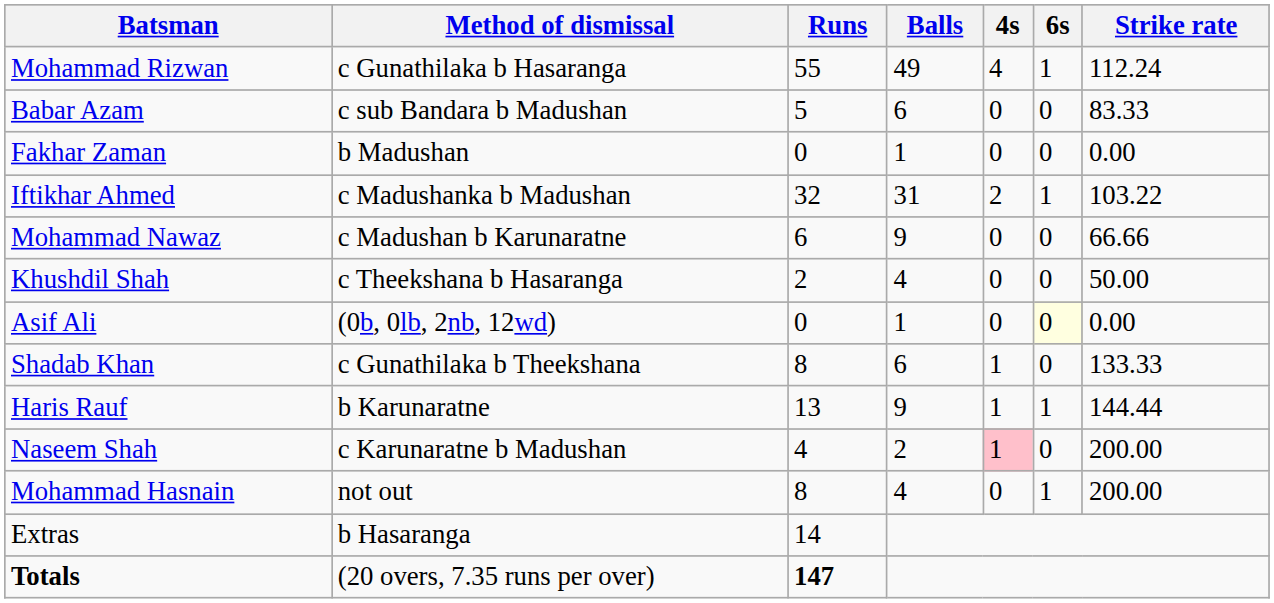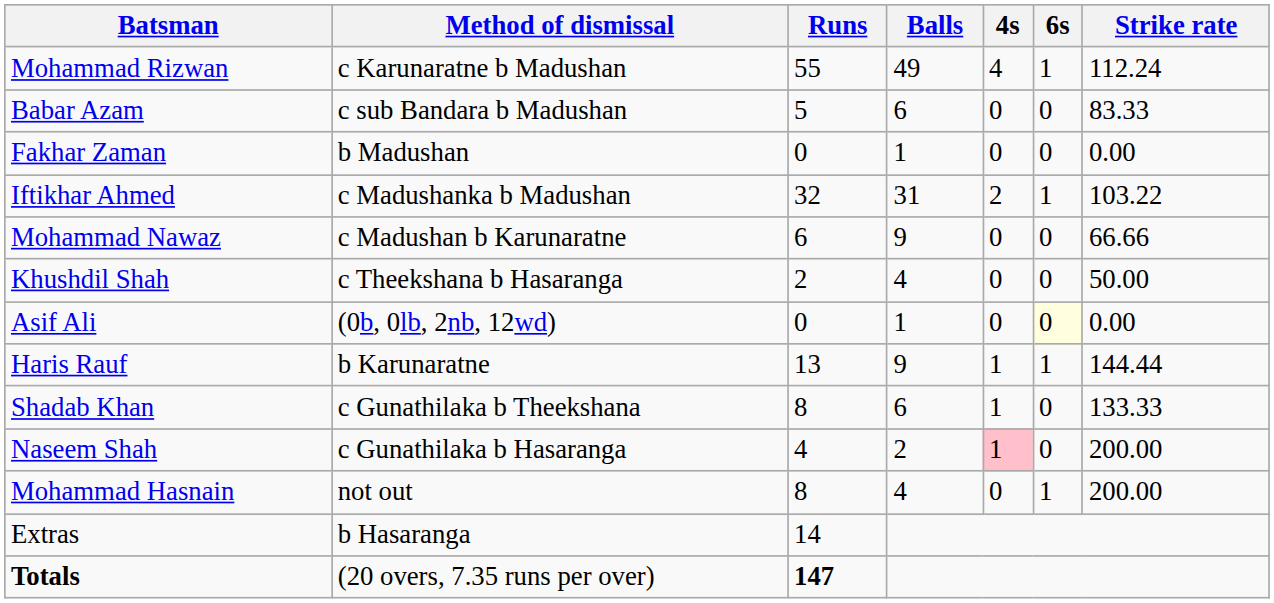(482, 68) c Gunathilaka b Hasaranga -> (482, 68) c Karunaratne b Madushan
rows swapped: (83, 364) <-> (69, 407)
(482, 449) c Karunaratne b Madushan -> (482, 449) c Gunathilaka b Hasaranga
